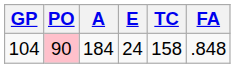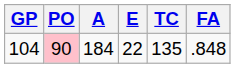(133, 48) 24 -> (133, 48) 22
(167, 48) 158 -> (167, 48) 135
